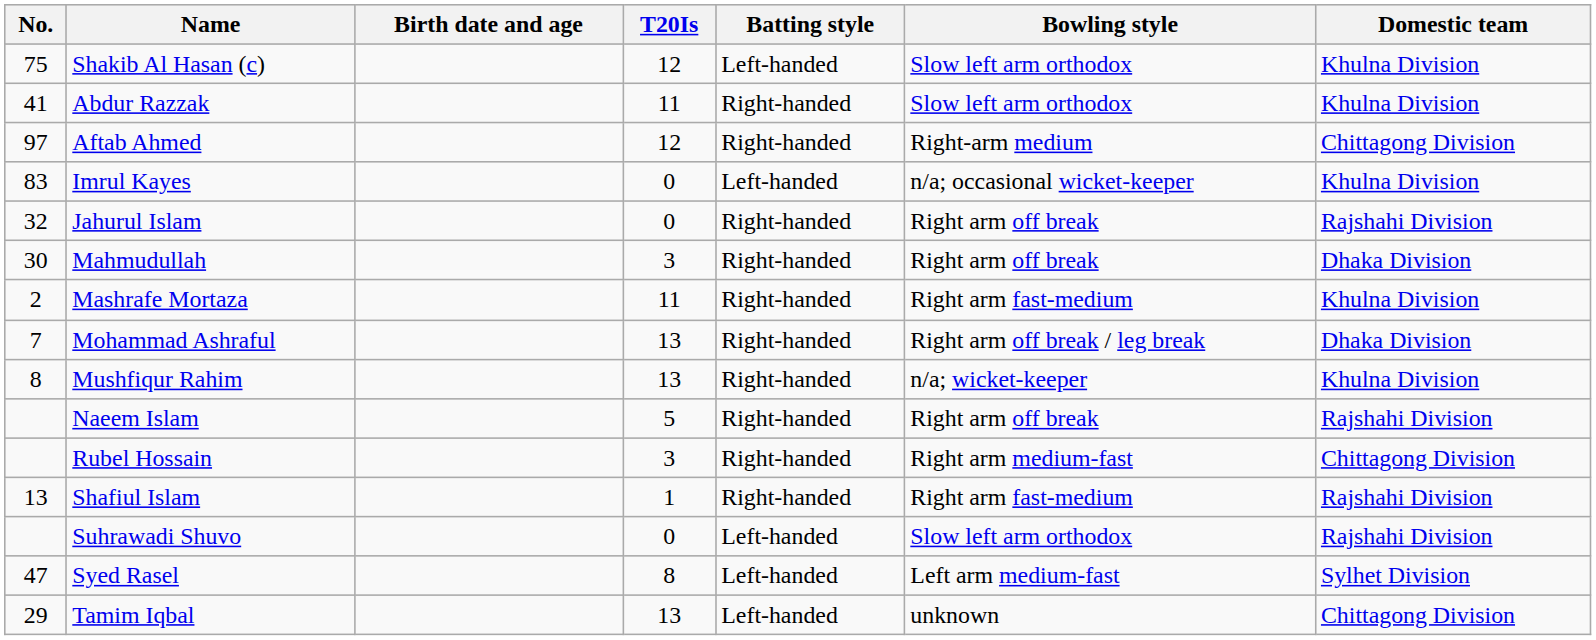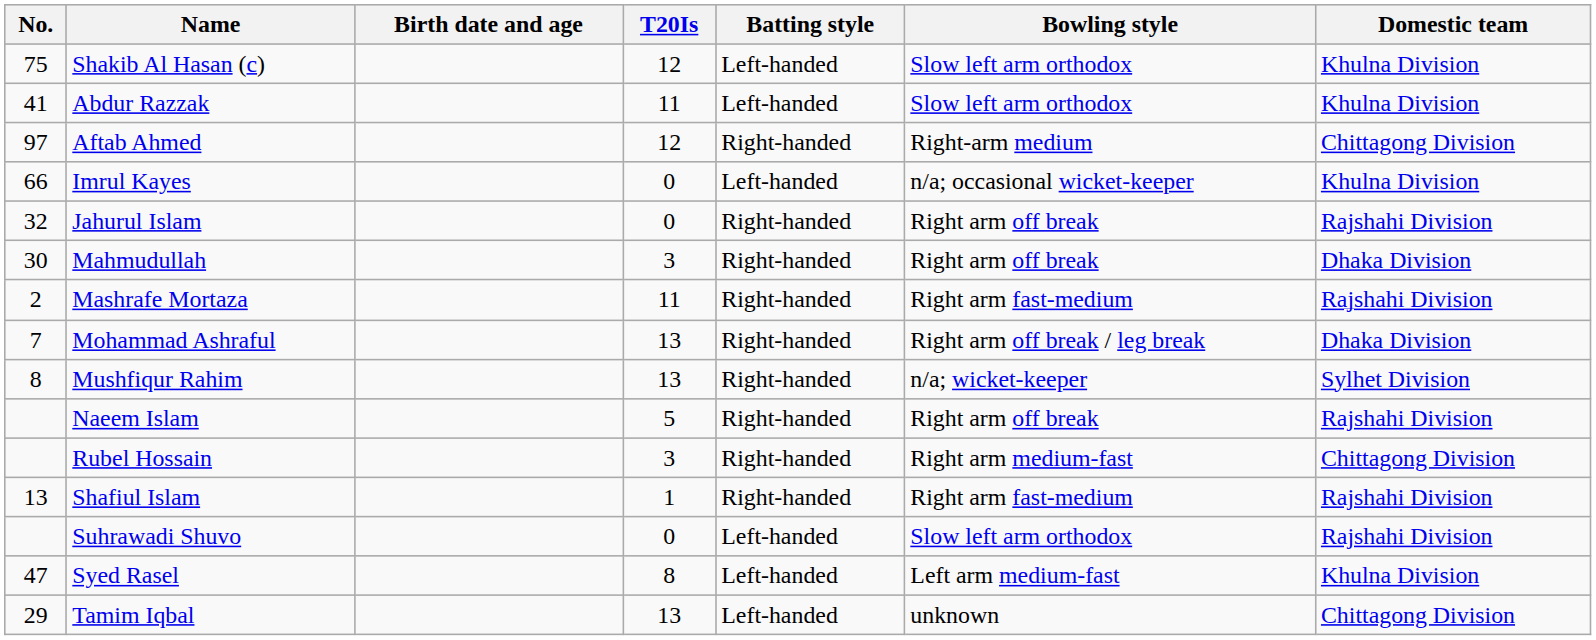(786, 103) Right-handed -> (780, 103) Left-handed
(36, 181) 83 -> (36, 181) 66
(1400, 299) Khulna Division -> (1407, 299) Rajshahi Division
(1400, 378) Khulna Division -> (1395, 378) Sylhet Division
(1395, 575) Sylhet Division -> (1400, 575) Khulna Division
